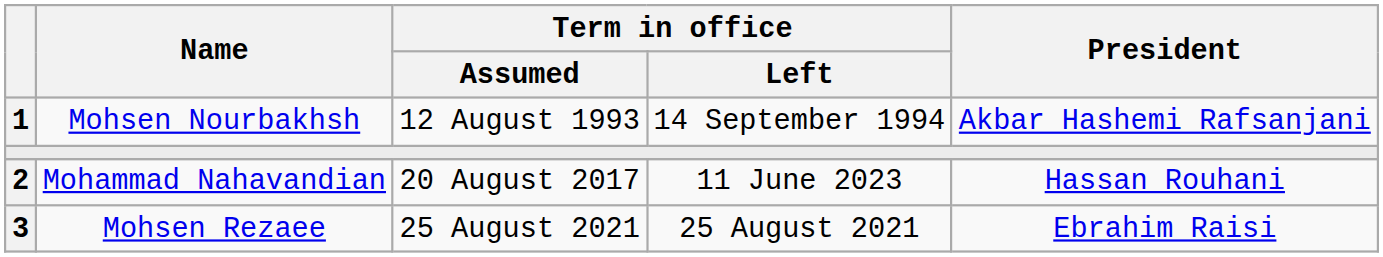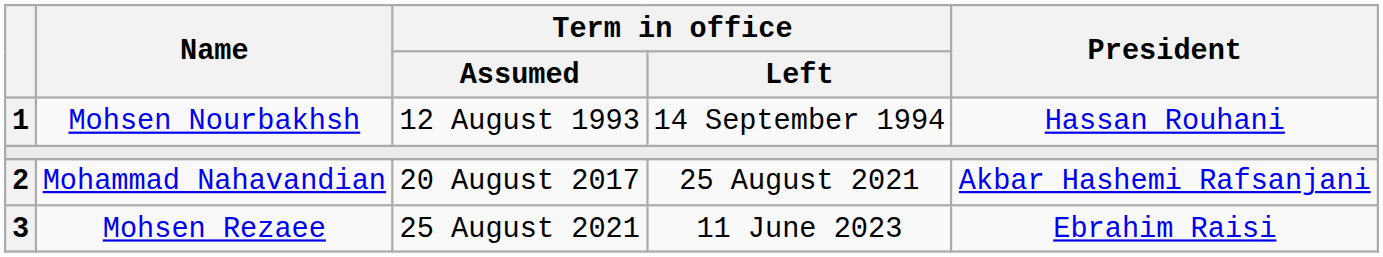(1165, 122) Akbar Hashemi Rafsanjani -> (1165, 122) Hassan Rouhani
(799, 182) 11 June 2023 -> (799, 182) 25 August 2021
(1165, 182) Hassan Rouhani -> (1165, 182) Akbar Hashemi Rafsanjani
(799, 228) 25 August 2021 -> (799, 228) 11 June 2023
